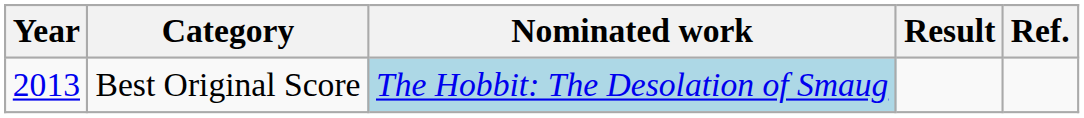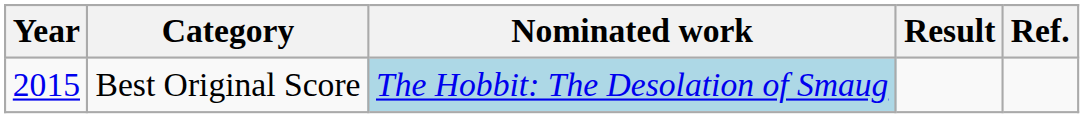(46, 84) 2013 -> (46, 84) 2015
